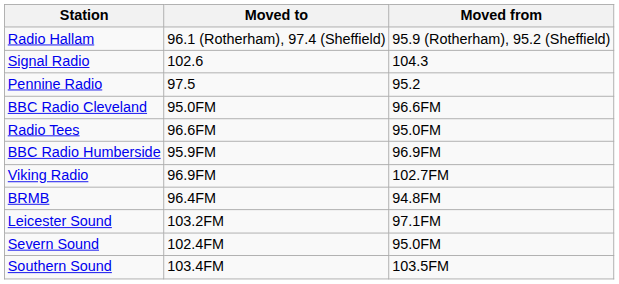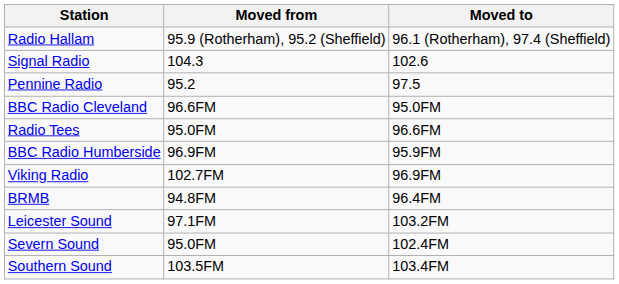columns swapped: (501, 15) <-> (276, 15)
